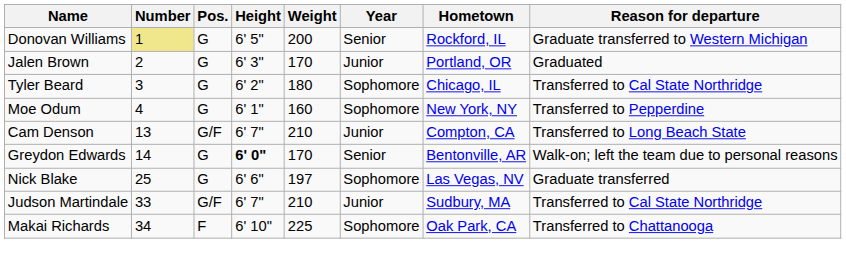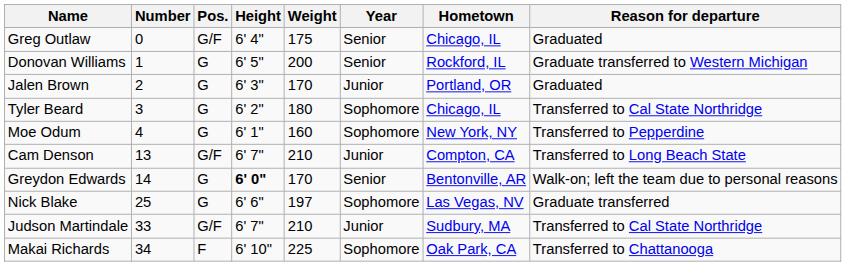+ row: (49, 39)
(139, 39) khaki background -> (139, 62) no background
